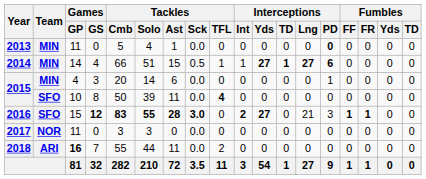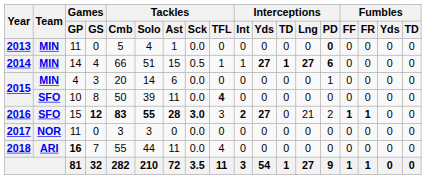(222, 115) 0 -> (222, 115) 3
(330, 115) 3 -> (330, 115) 2
(222, 149) 2 -> (222, 149) 4
